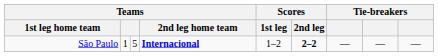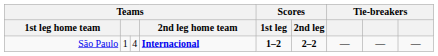(135, 43) 5 -> (135, 43) 4
(274, 43) normal -> (274, 43) bold
